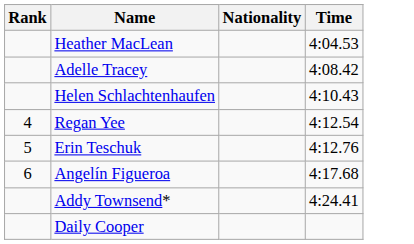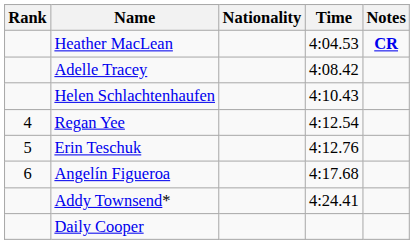+ column: (386, 17)
